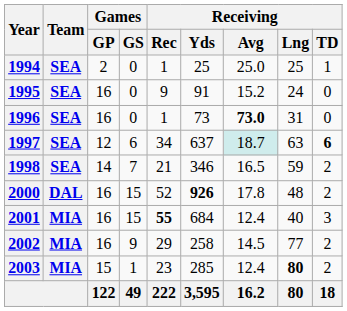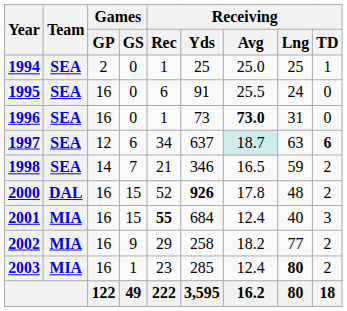(164, 92) 9 -> (164, 92) 6
(251, 92) 15.2 -> (251, 92) 25.5
(251, 243) 14.5 -> (251, 243) 18.2
(104, 268) 15 -> (104, 268) 16
